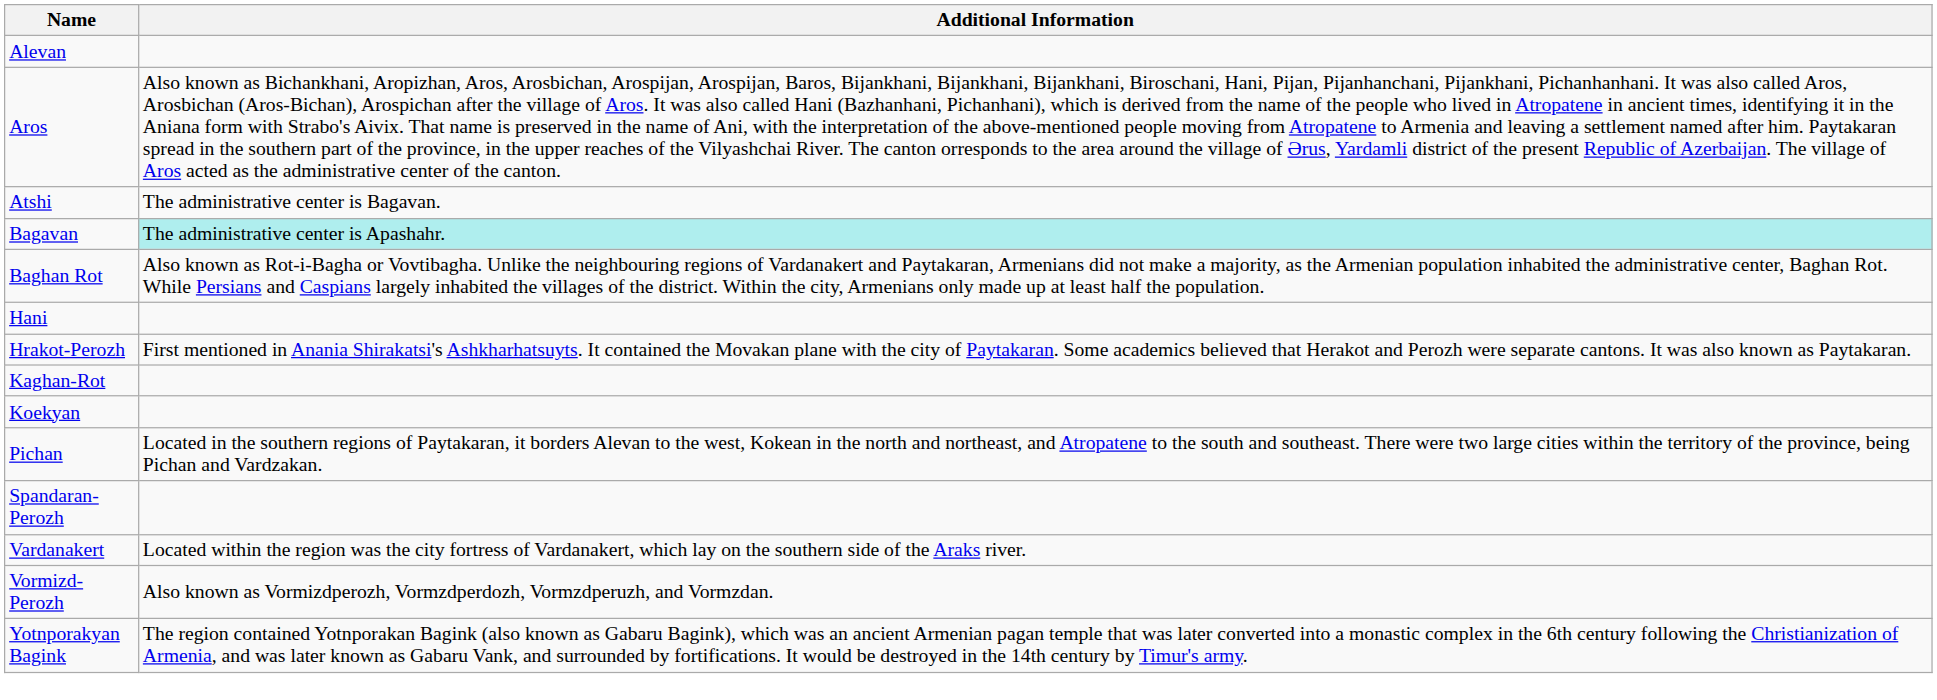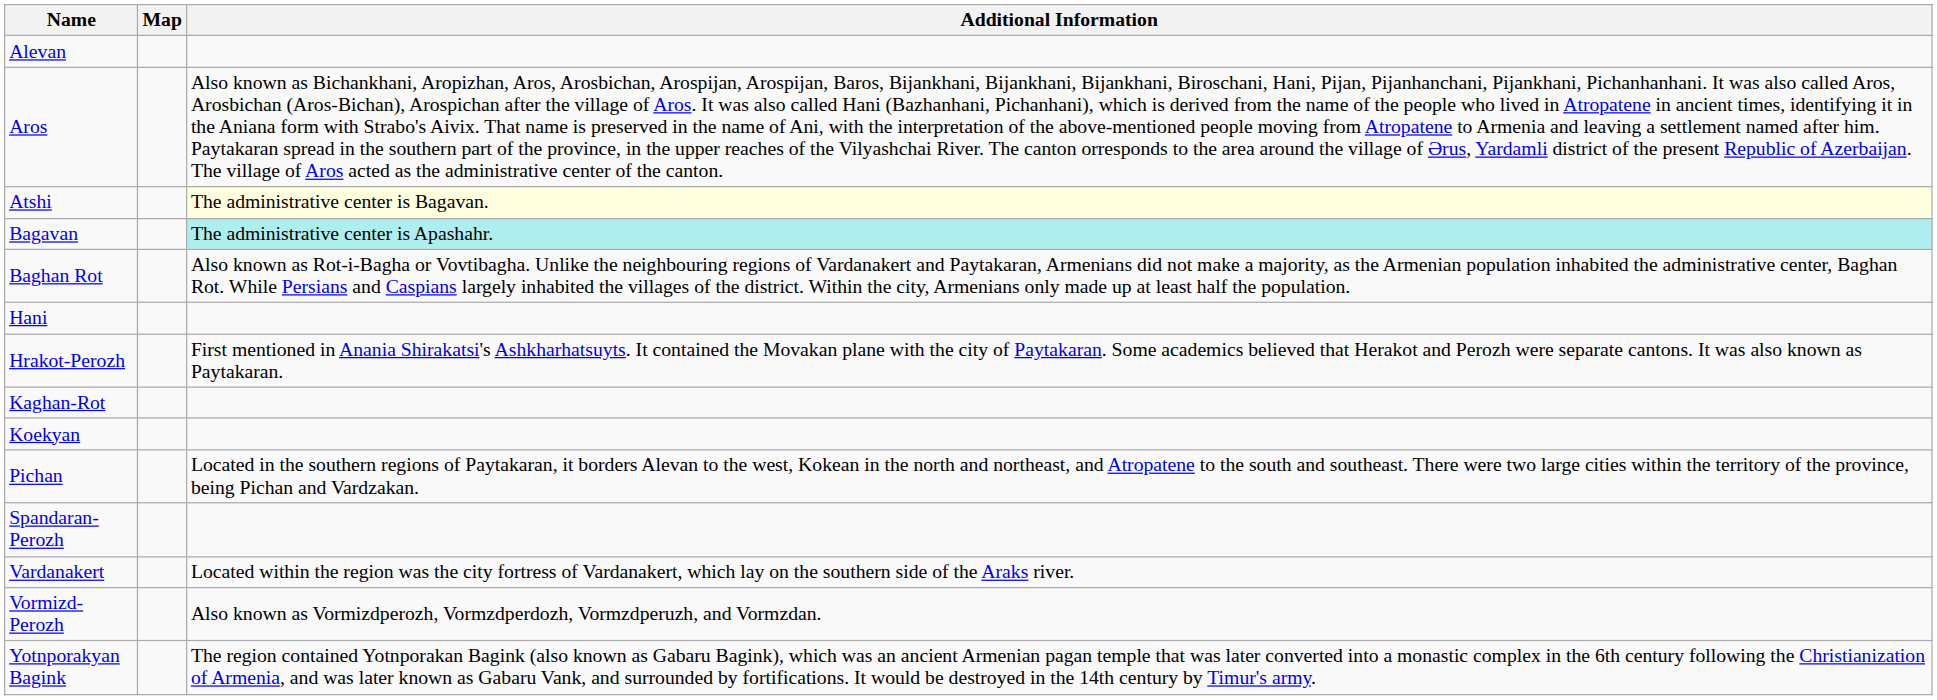+ column: (162, 20)
(292, 202) no background -> (340, 202) lightyellow background
